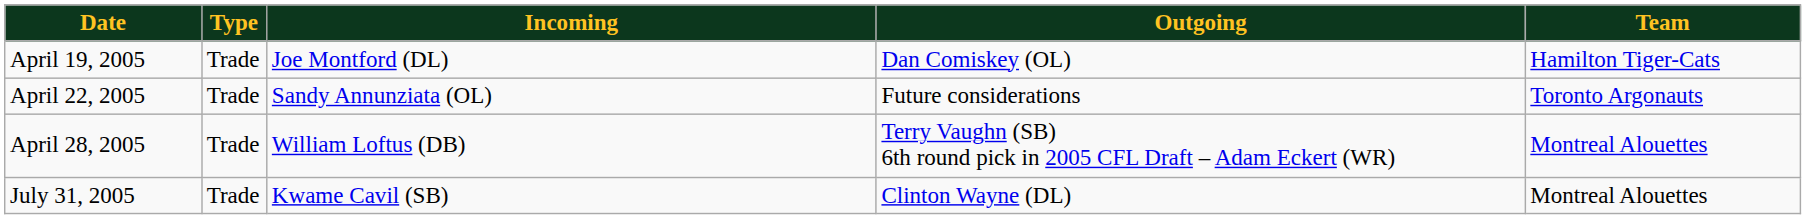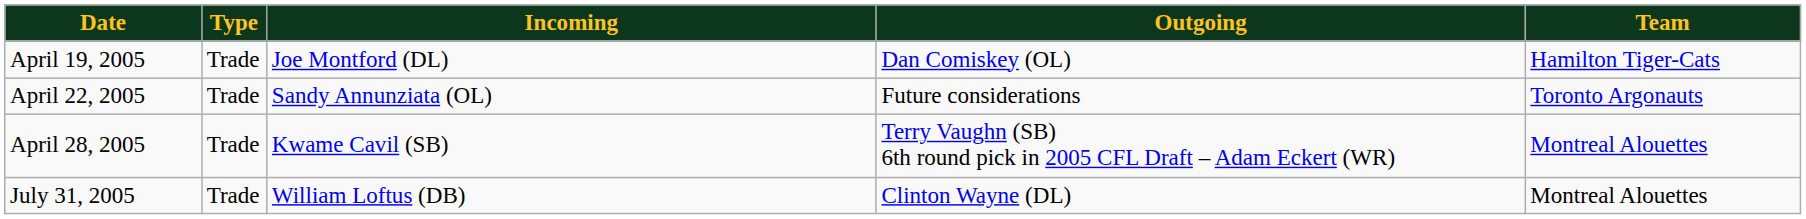(369, 145) William Loftus (DB) -> (360, 145) Kwame Cavil (SB)
(360, 194) Kwame Cavil (SB) -> (369, 194) William Loftus (DB)
